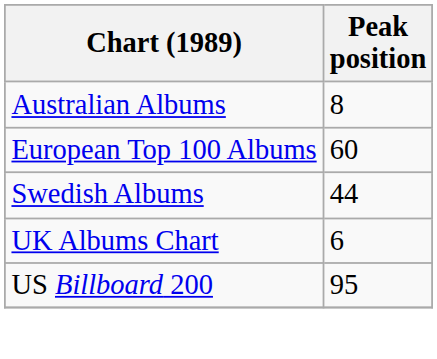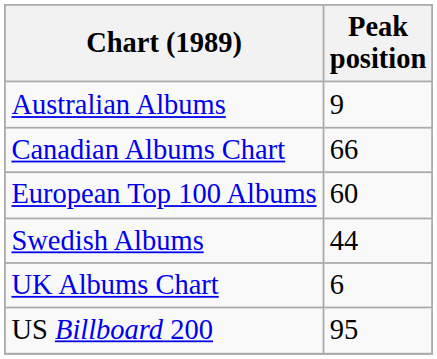(337, 104) 8 -> (337, 104) 9
+ row: (148, 149)
